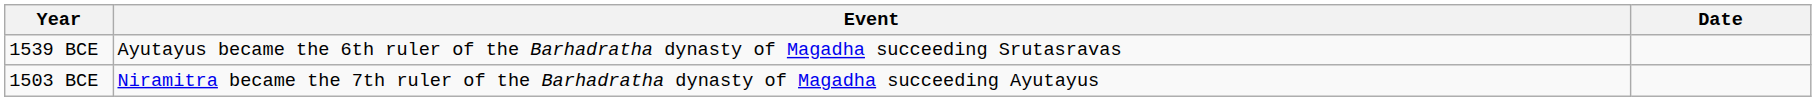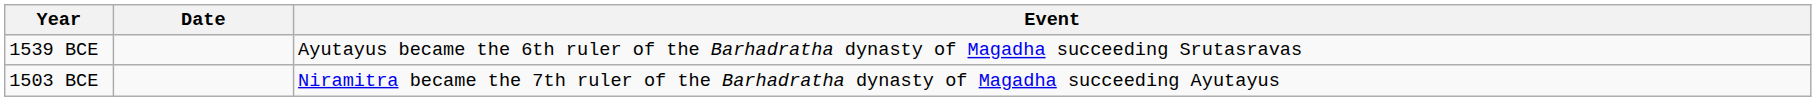columns swapped: (1720, 20) <-> (872, 20)
